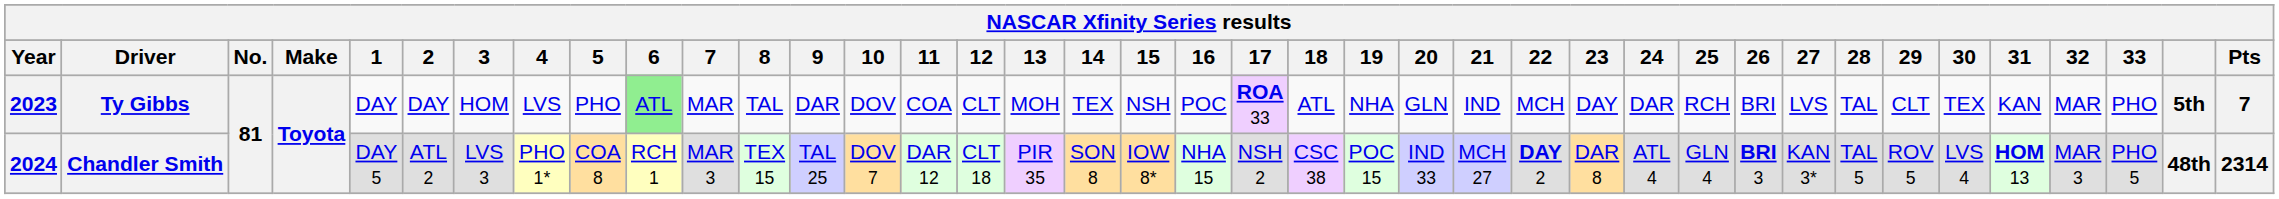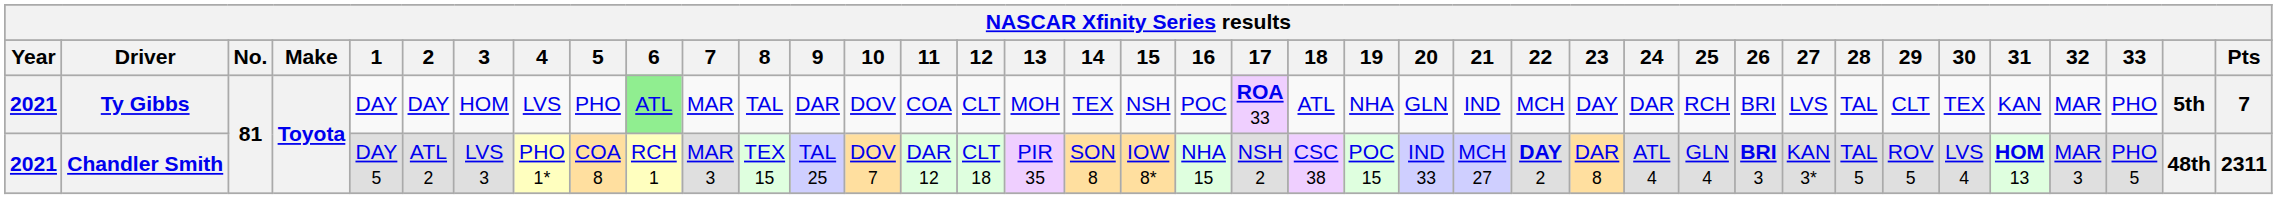(33, 104) 2023 -> (33, 104) 2021
(33, 164) 2024 -> (33, 164) 2021
(2245, 164) 2314 -> (2244, 164) 2311
